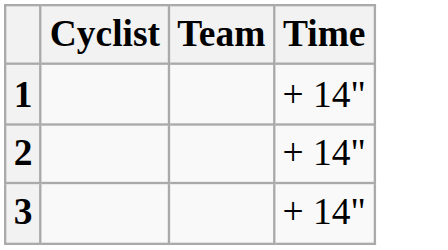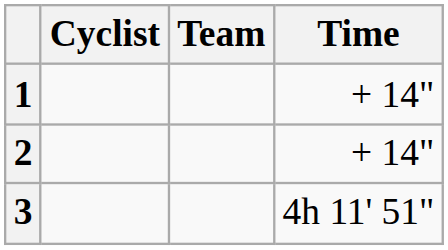(324, 212) + 14" -> (358, 212) 4h 11' 51"
